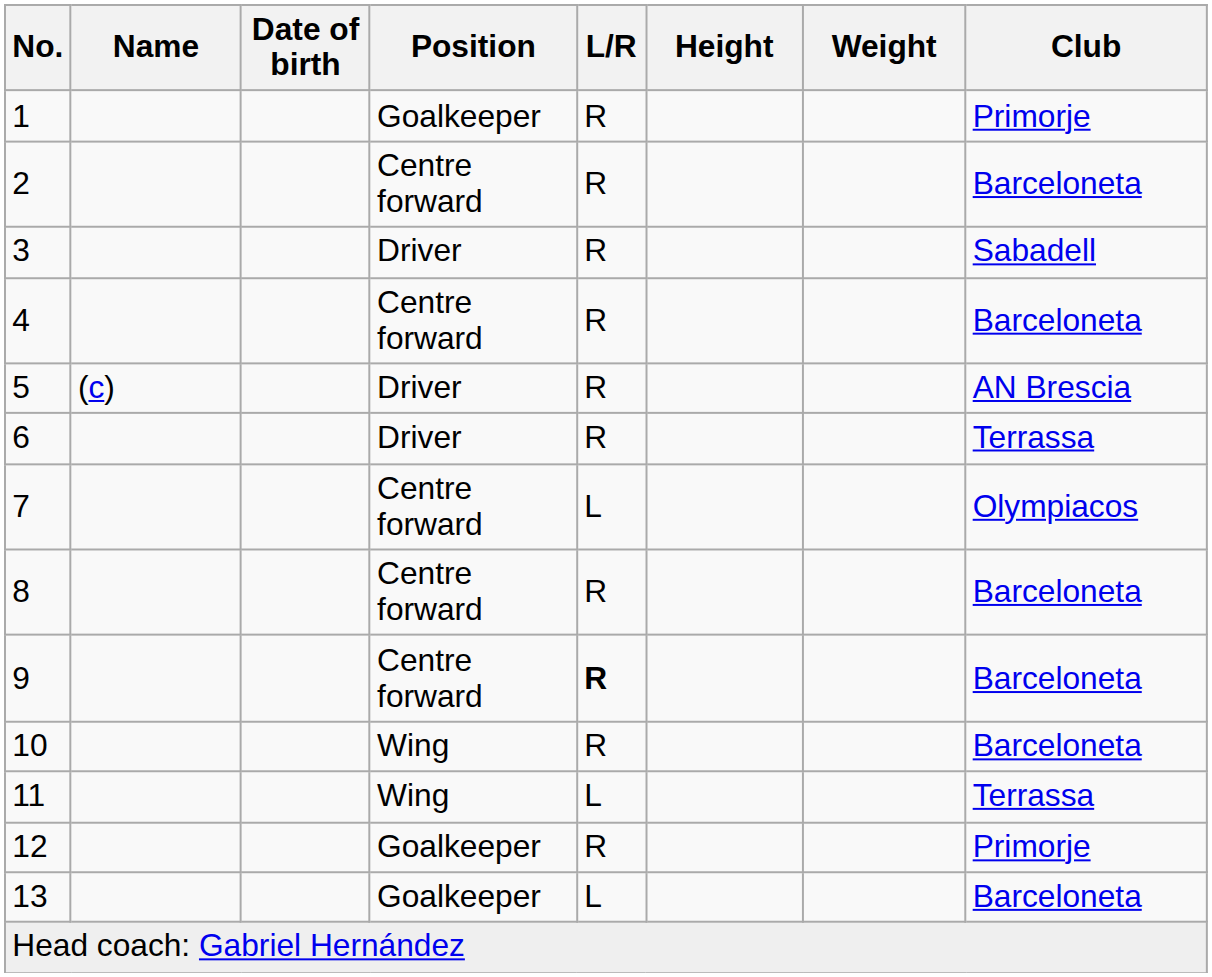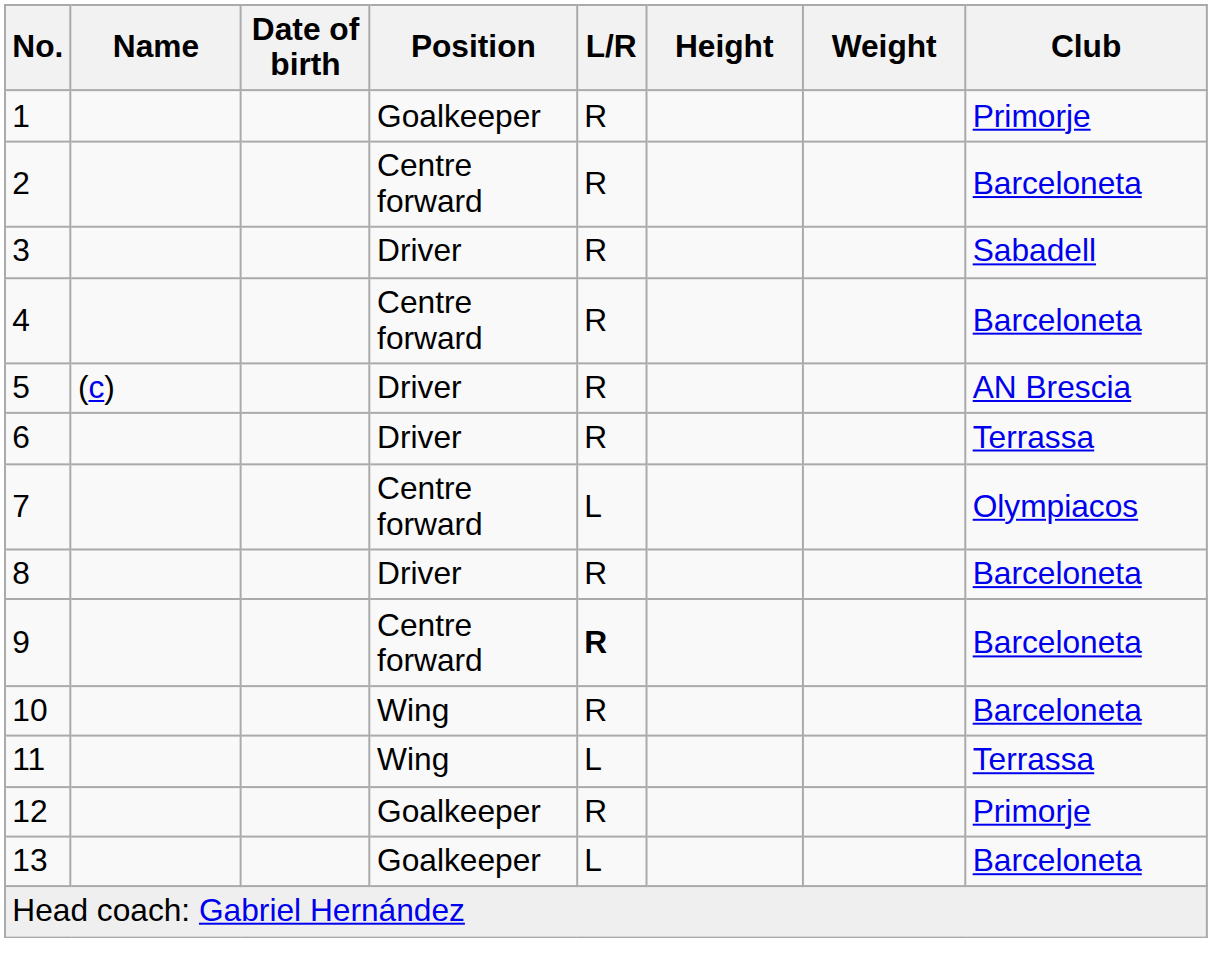(430, 591) Centre forward -> (419, 574) Driver
